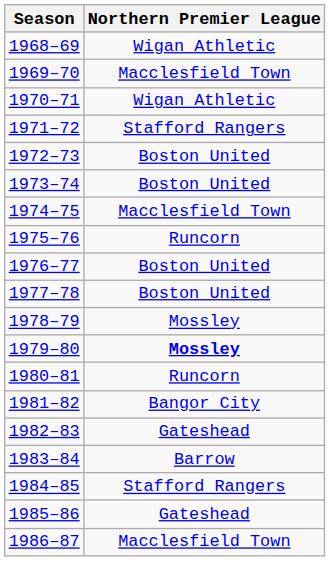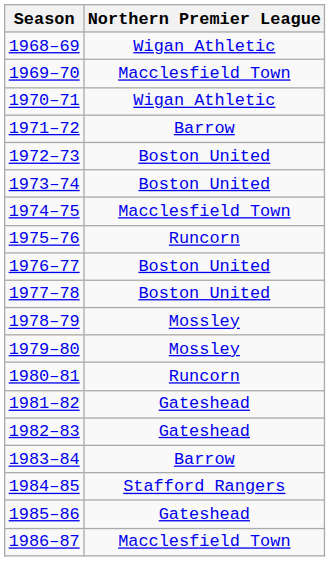(204, 129) Stafford Rangers -> (204, 129) Barrow
(204, 349) bold -> (204, 349) normal
(204, 404) Bangor City -> (204, 404) Gateshead
